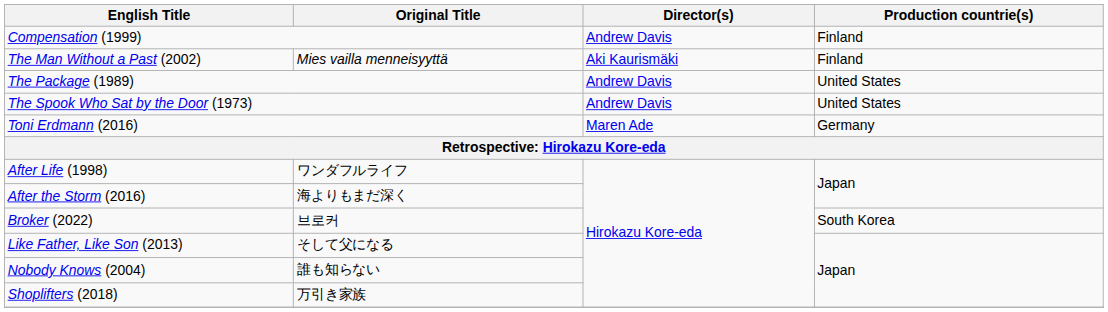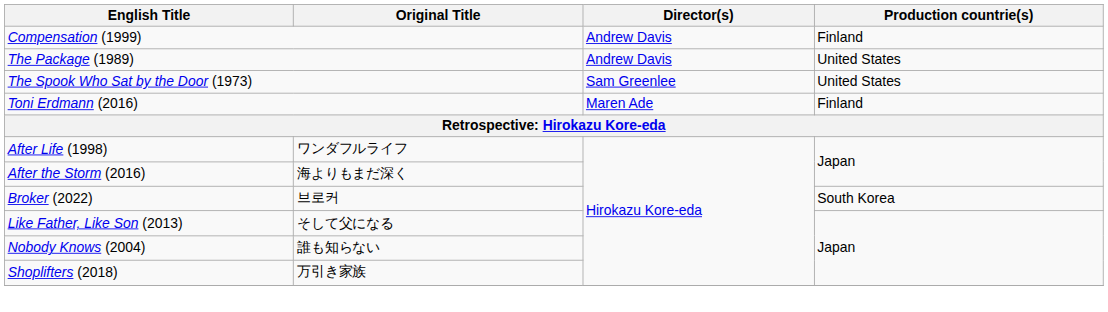- row: (104, 59)
(629, 103) Andrew Davis -> (631, 81) Sam Greenlee
(846, 125) Germany -> (840, 103) Finland
